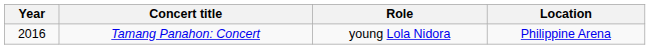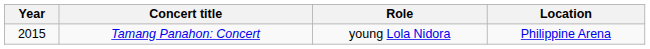(32, 34) 2016 -> (32, 34) 2015
